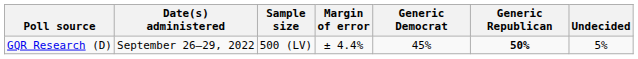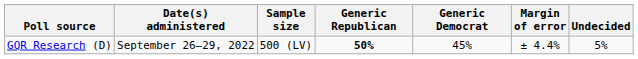columns swapped: (344, 20) <-> (520, 20)
